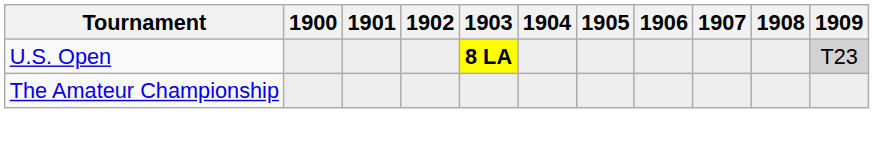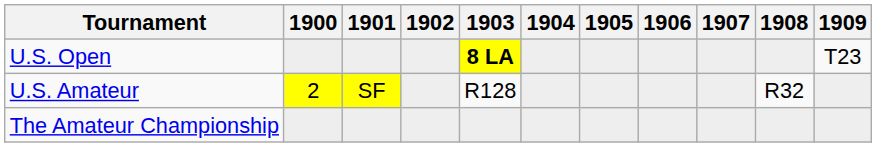(839, 57) lightgrey background -> (843, 57) no background
+ row: (74, 91)
